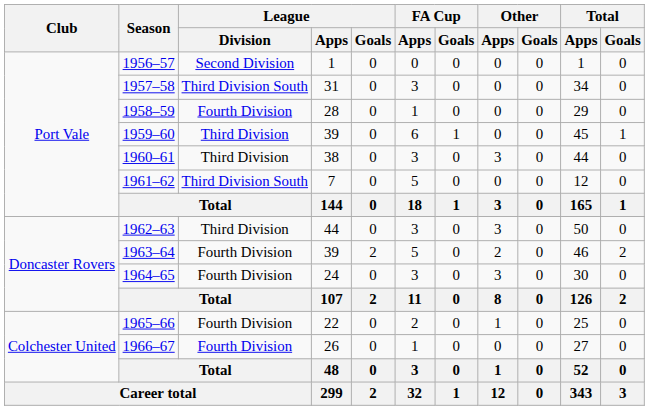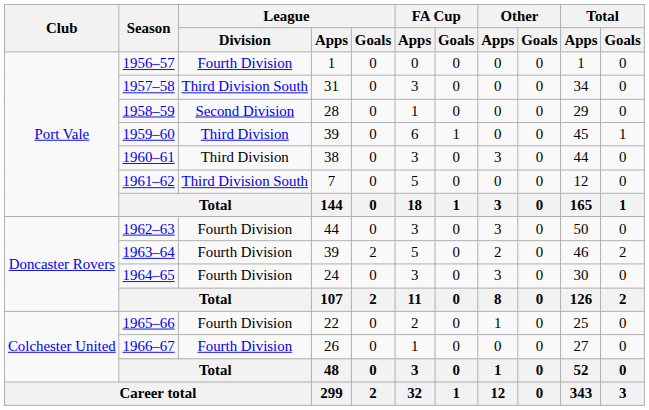(245, 63) Second Division -> (245, 63) Fourth Division
(245, 110) Fourth Division -> (245, 110) Second Division
(245, 228) Third Division -> (245, 228) Fourth Division
